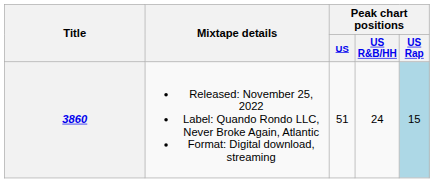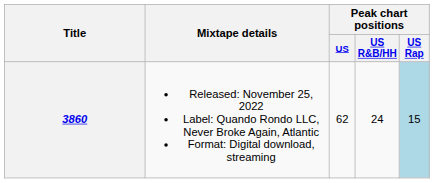(342, 119) 51 -> (342, 119) 62
